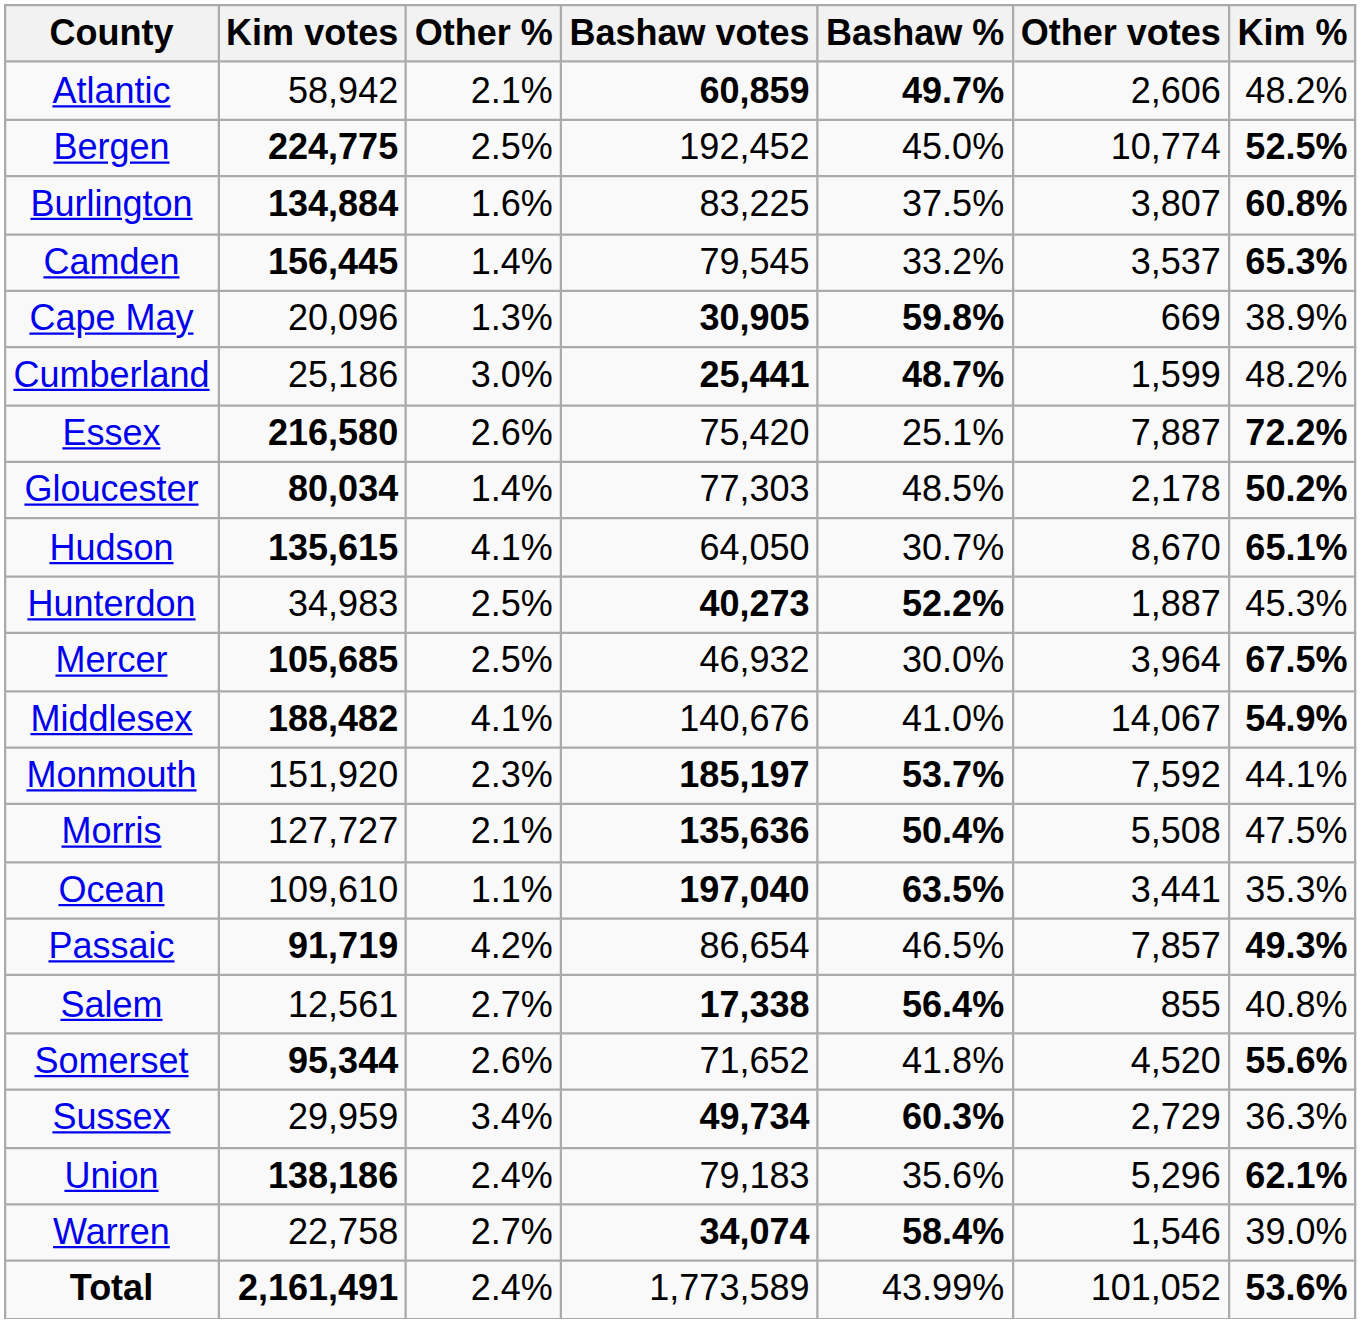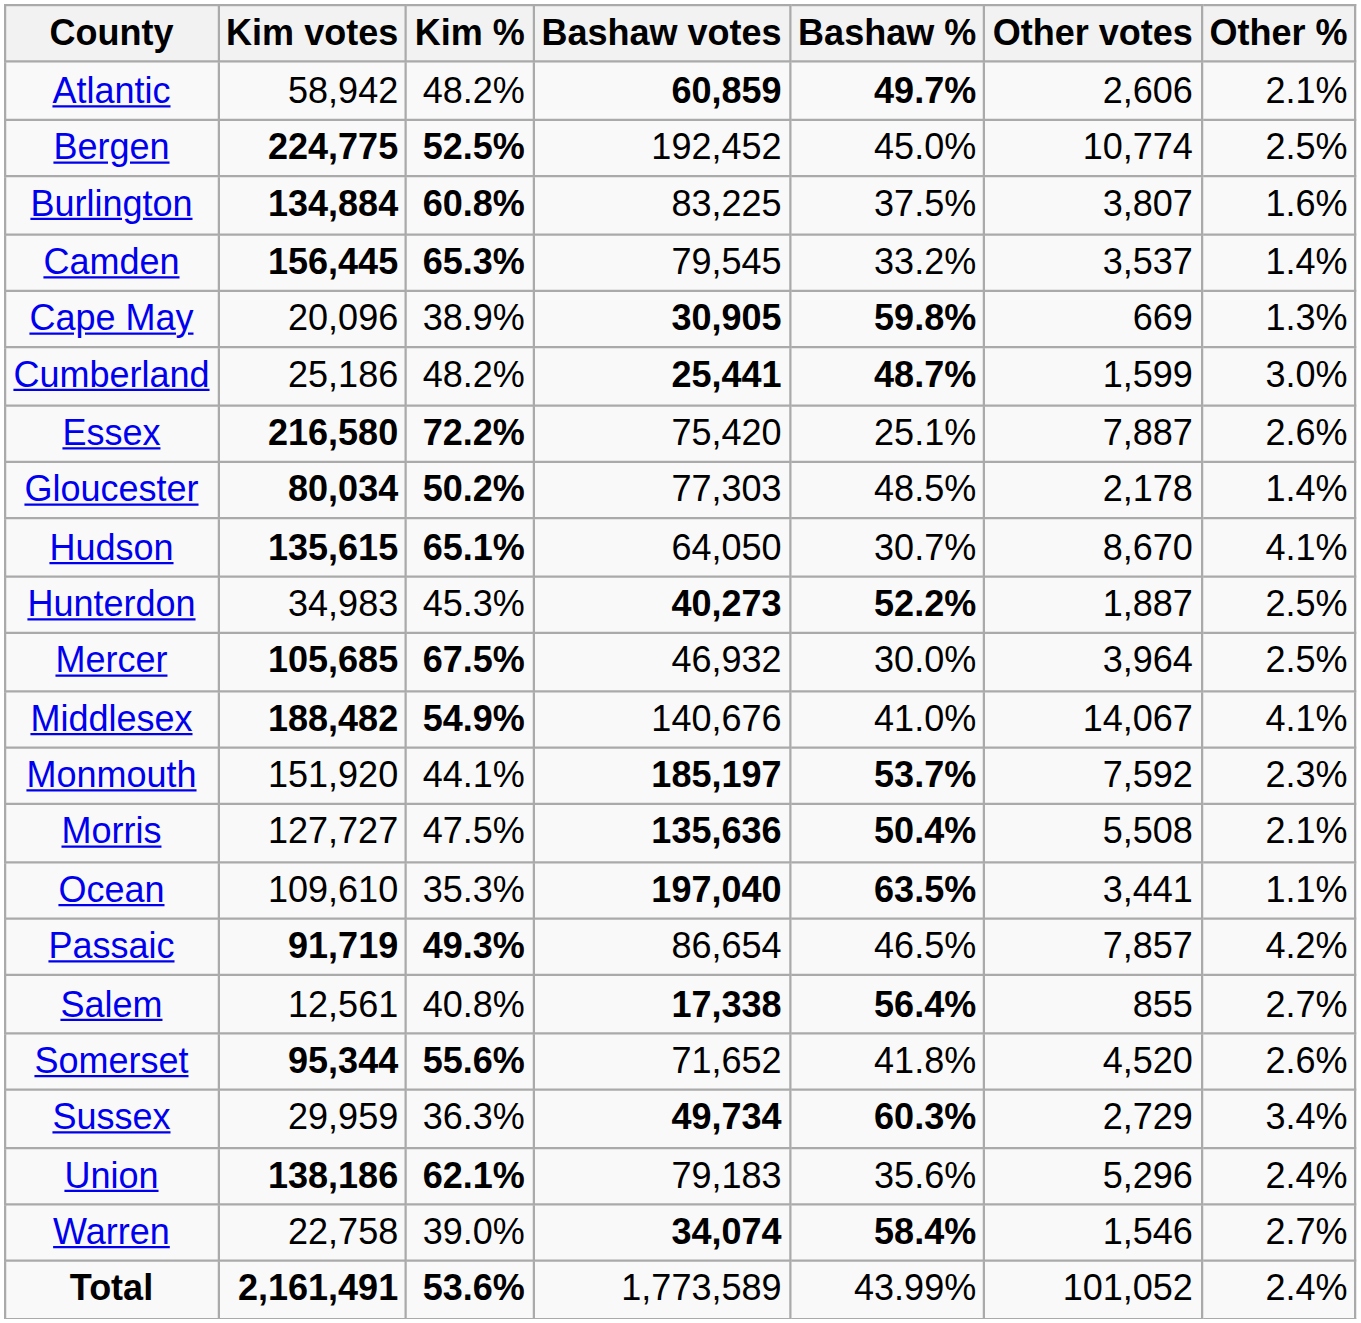columns swapped: (1292, 33) <-> (484, 33)
